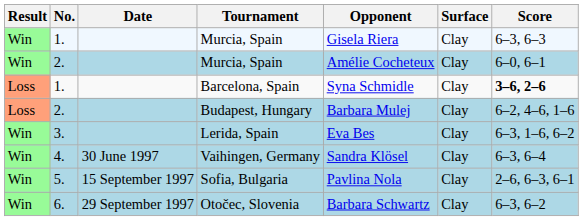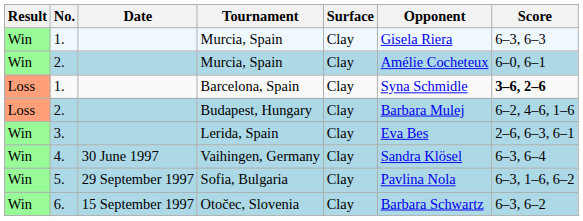columns swapped: (465, 15) <-> (381, 15)
(535, 132) 6–3, 1–6, 6–2 -> (535, 132) 2–6, 6–3, 6–1
(138, 179) 15 September 1997 -> (138, 179) 29 September 1997
(535, 179) 2–6, 6–3, 6–1 -> (535, 179) 6–3, 1–6, 6–2
(138, 203) 29 September 1997 -> (138, 203) 15 September 1997
